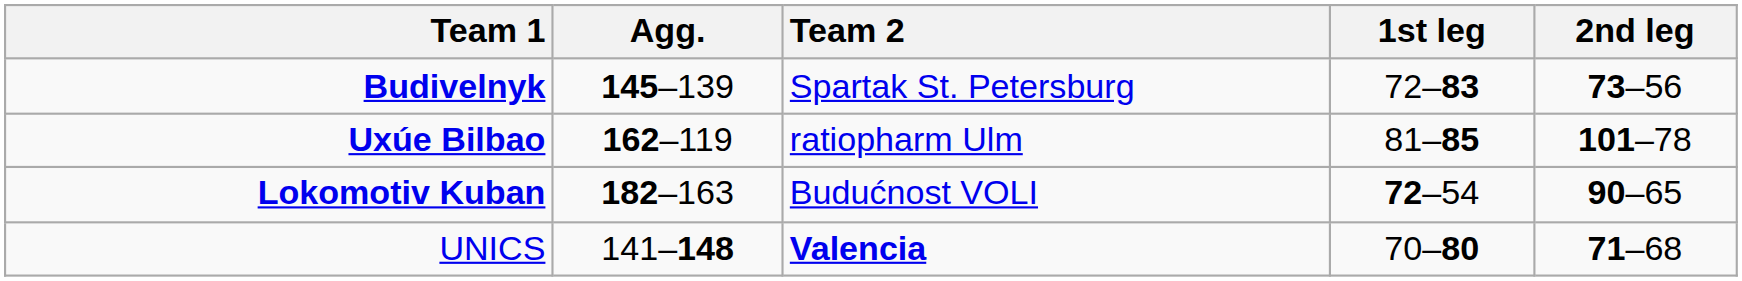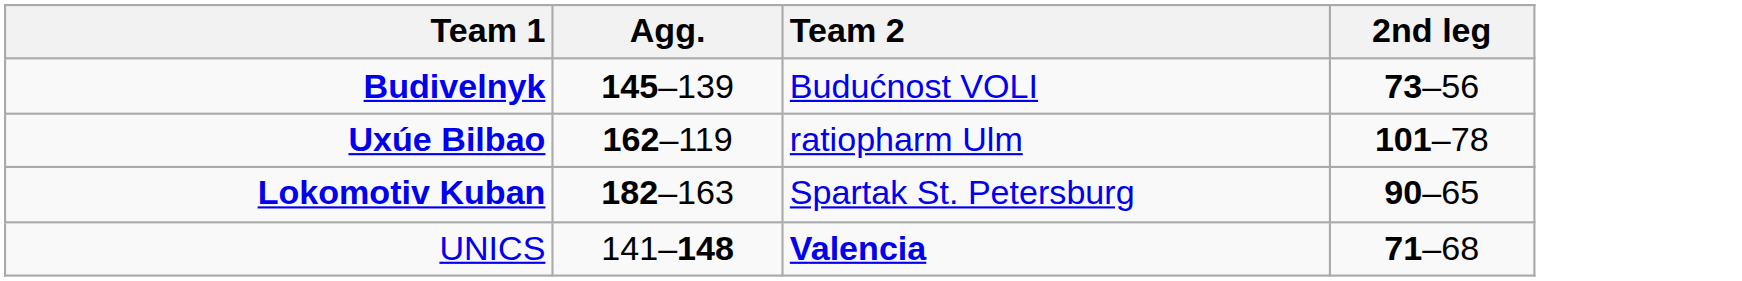- column: (1432, 31)
(962, 85) Spartak St. Petersburg -> (914, 85) Budućnost VOLI
(914, 193) Budućnost VOLI -> (962, 193) Spartak St. Petersburg
